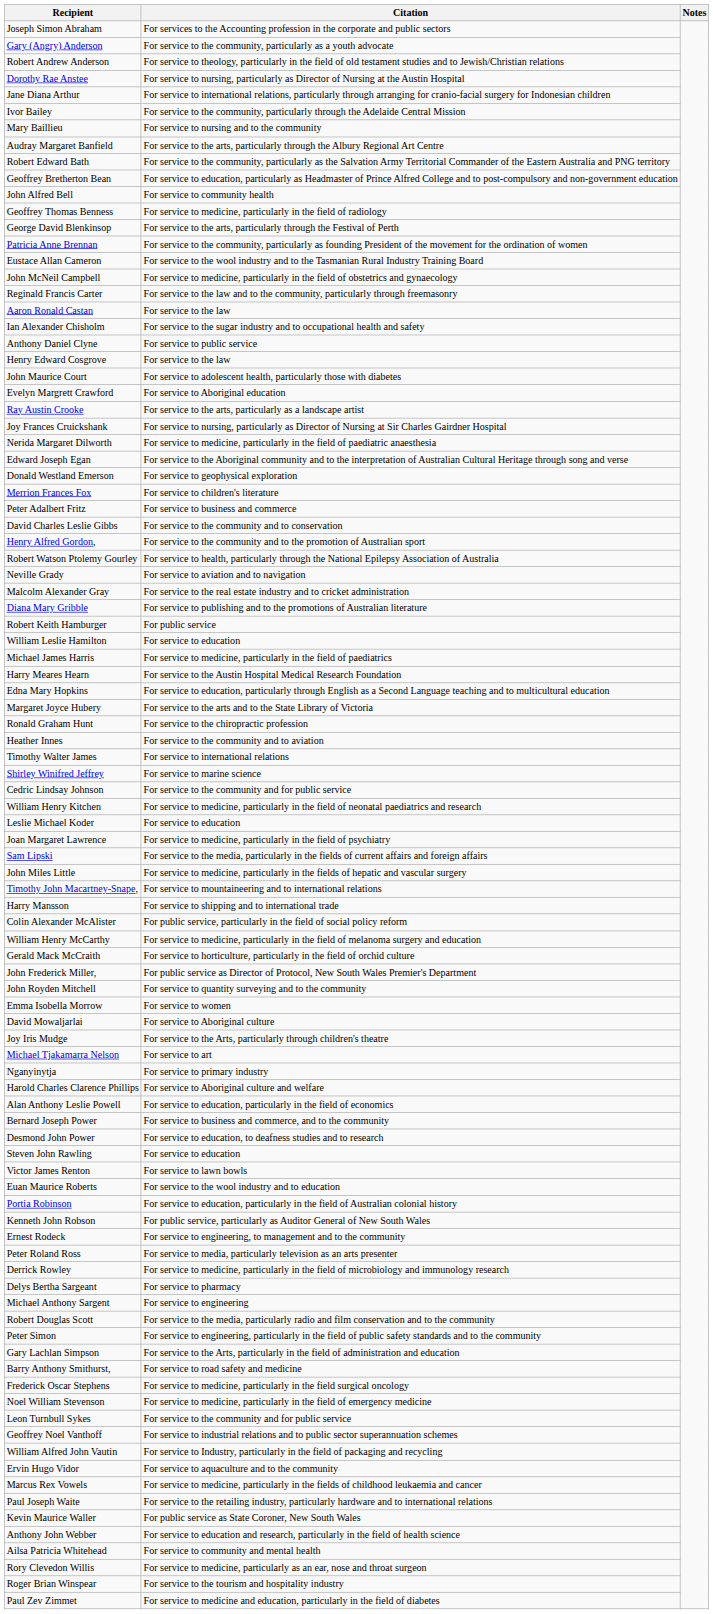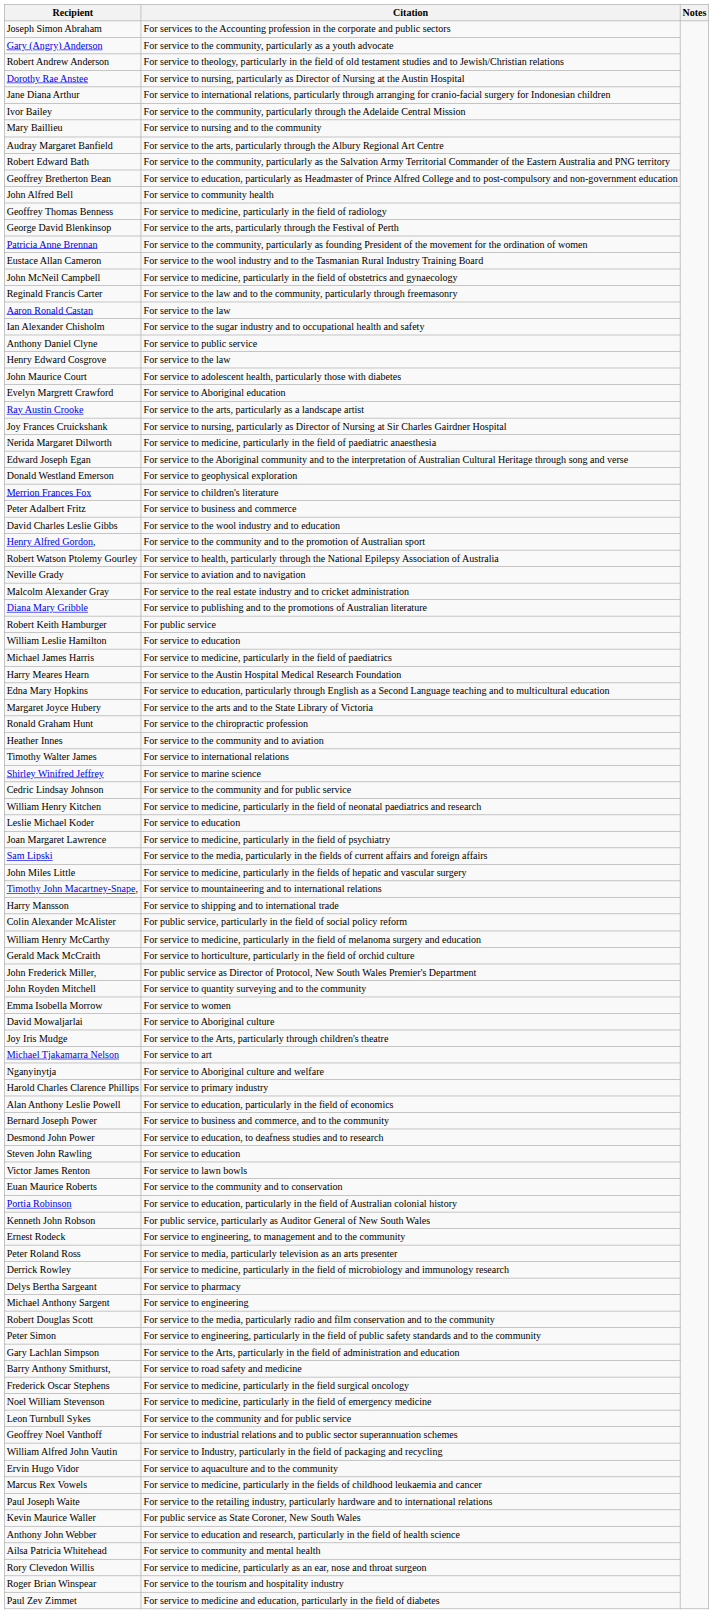(243, 525) For service to the community and to conservation -> (242, 525) For service to the wool industry and to education
(206, 1071) For service to primary industry -> (234, 1071) For service to Aboriginal culture and welfare
(234, 1088) For service to Aboriginal culture and welfare -> (206, 1088) For service to primary industry
(242, 1187) For service to the wool industry and to education -> (243, 1187) For service to the community and to conservation
